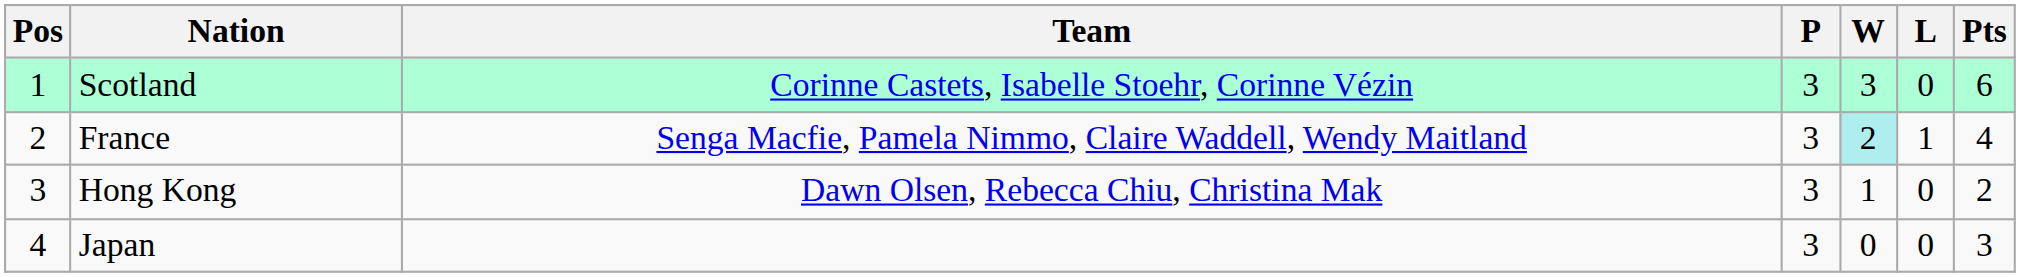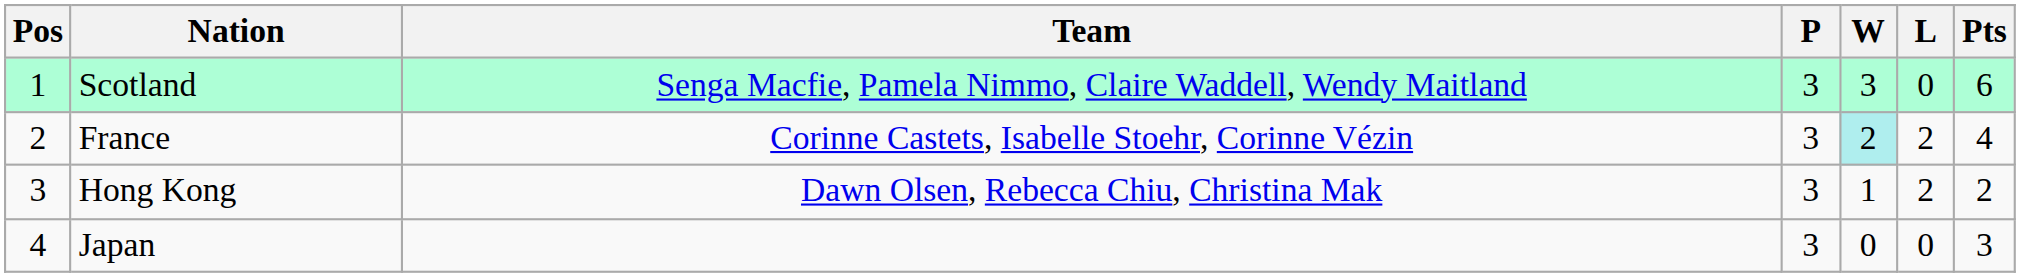(1092, 84) Corinne Castets, Isabelle Stoehr, Corinne Vézin -> (1092, 84) Senga Macfie, Pamela Nimmo, Claire Waddell, Wendy Maitland
(1092, 137) Senga Macfie, Pamela Nimmo, Claire Waddell, Wendy Maitland -> (1092, 137) Corinne Castets, Isabelle Stoehr, Corinne Vézin
(1926, 137) 1 -> (1926, 137) 2
(1926, 191) 0 -> (1926, 191) 2
